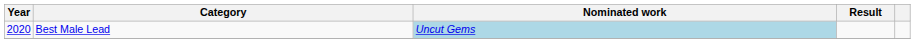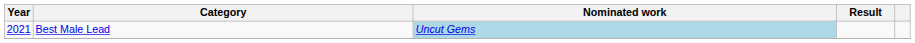(19, 30) 2020 -> (19, 30) 2021
